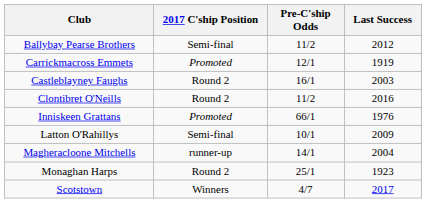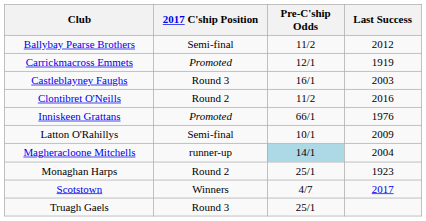(210, 80) Round 2 -> (210, 80) Round 3
(306, 152) no background -> (306, 152) lightblue background
+ row: (79, 207)
